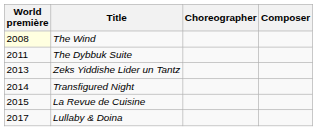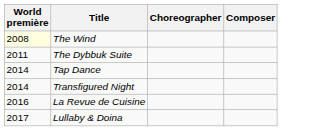- row: (117, 70)
+ row: (77, 70)
(18, 102) 2015 -> (18, 102) 2016
